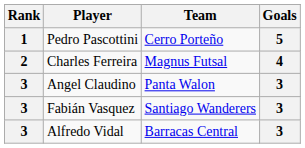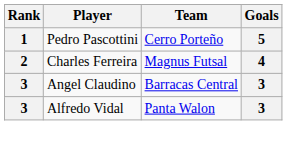(180, 85) Panta Walon -> (191, 85) Barracas Central
- row: (91, 108)
(191, 131) Barracas Central -> (180, 108) Panta Walon
